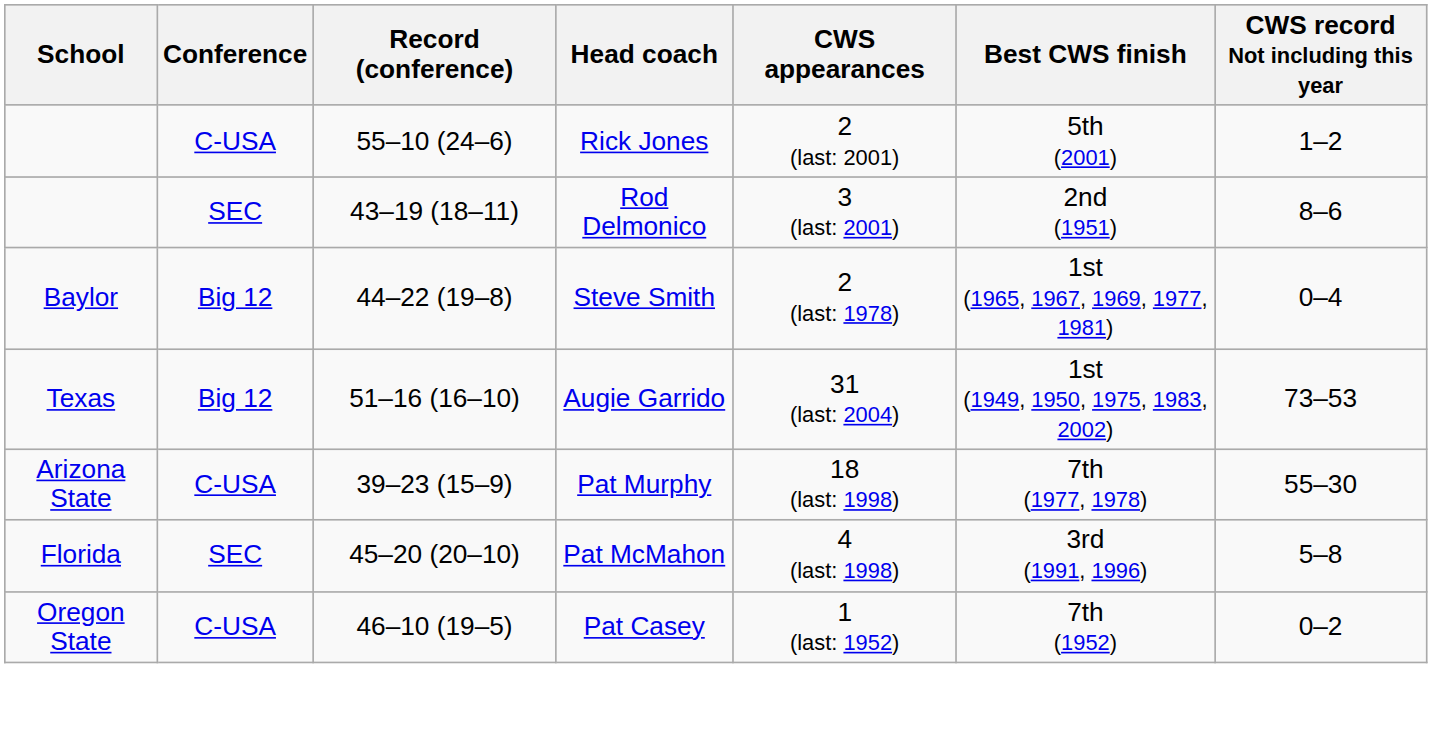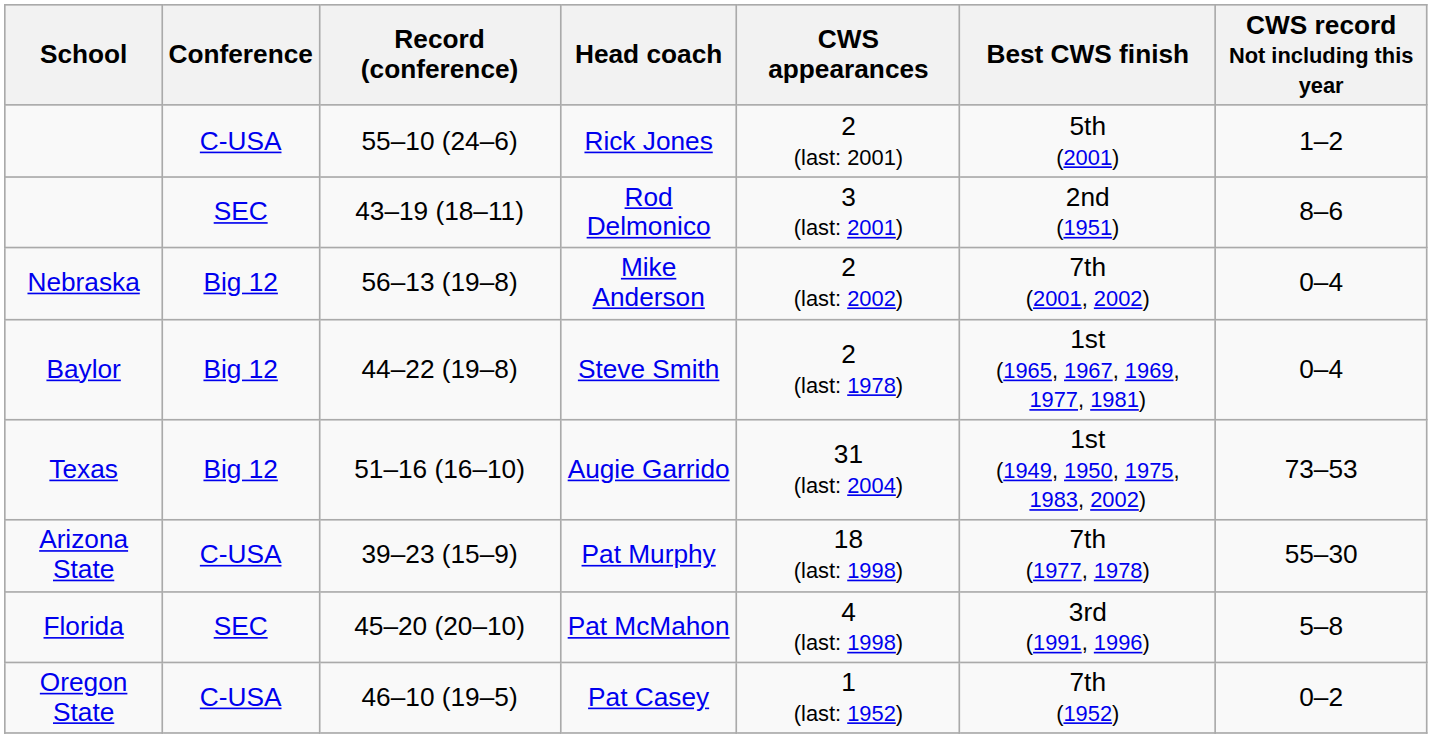+ row: (649, 282)
